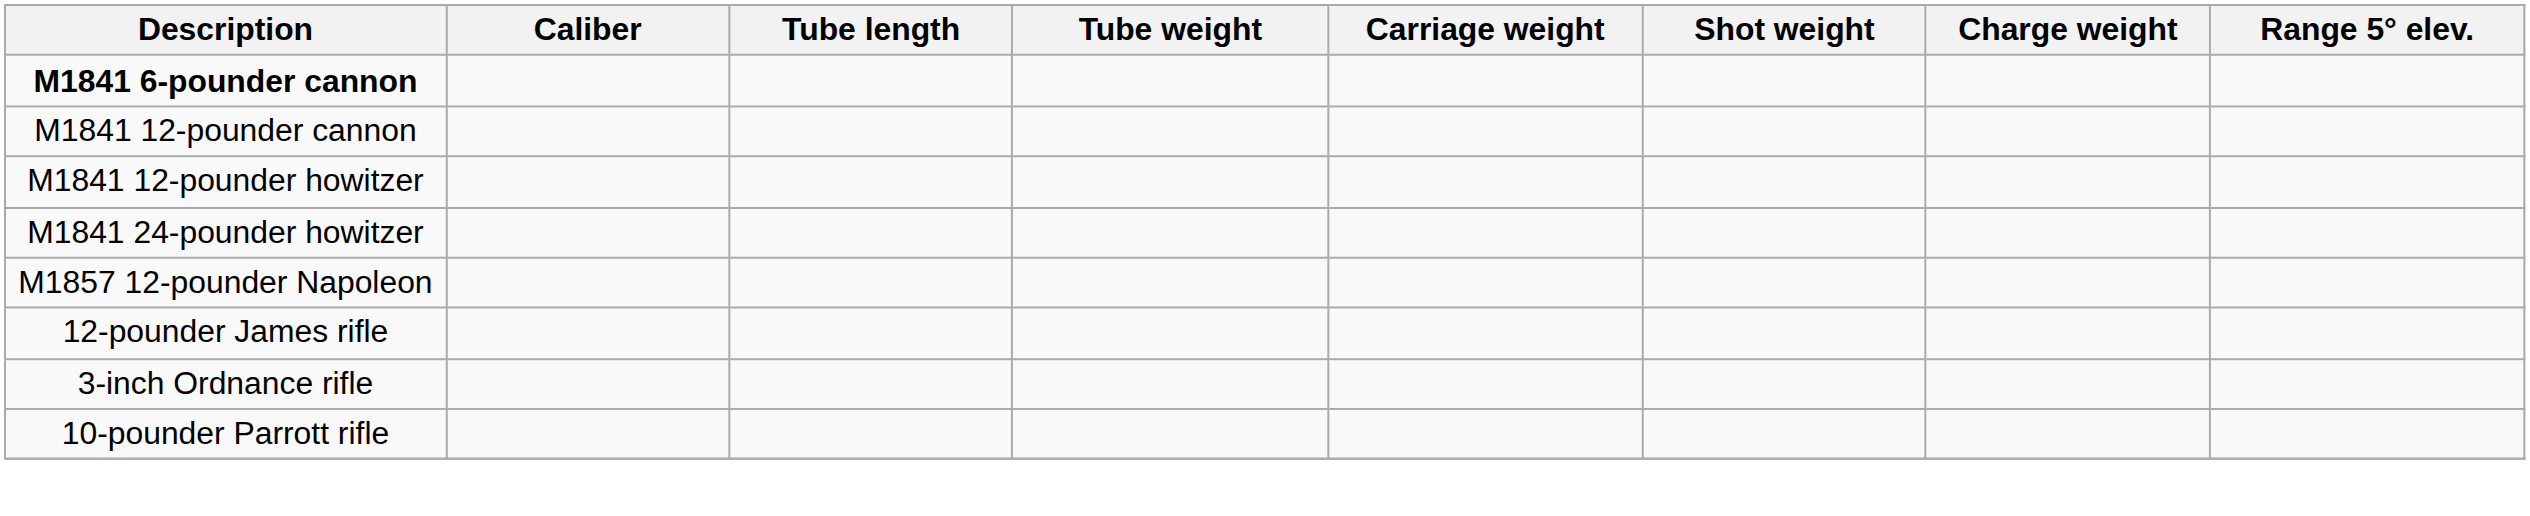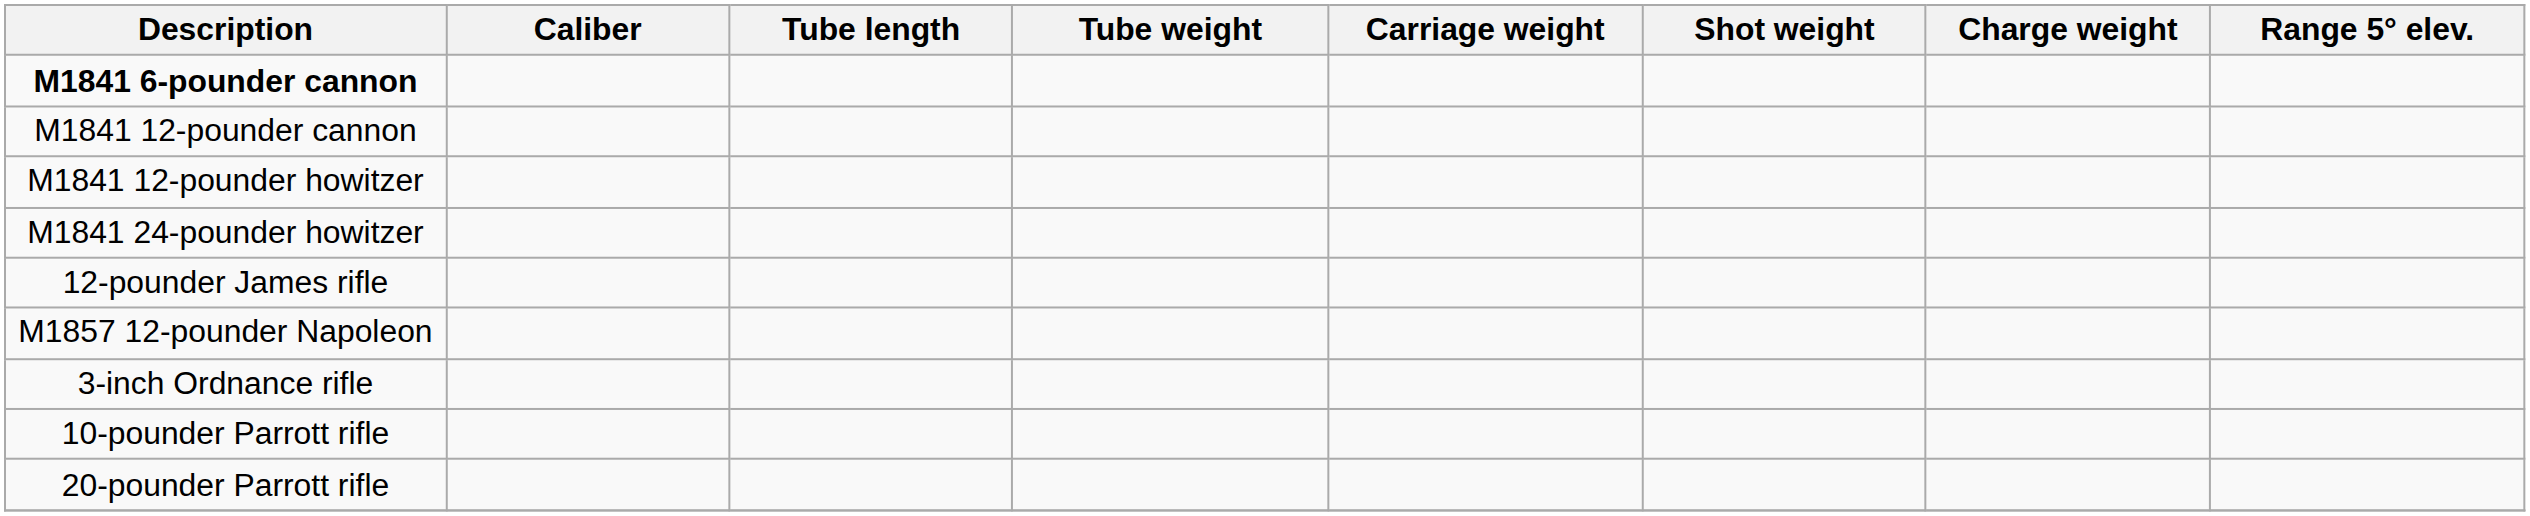rows swapped: (225, 282) <-> (225, 332)
+ row: (225, 484)
